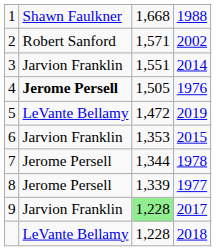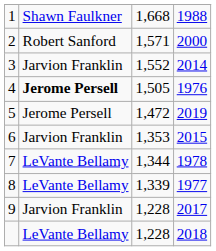(192, 40) 2002 -> (192, 40) 2000
(153, 64) 1,551 -> (153, 64) 1,552
(76, 112) LeVante Bellamy -> (67, 112) Jerome Persell
(67, 161) Jerome Persell -> (76, 161) LeVante Bellamy
(67, 185) Jerome Persell -> (76, 185) LeVante Bellamy
(153, 209) lightgreen background -> (153, 209) no background
